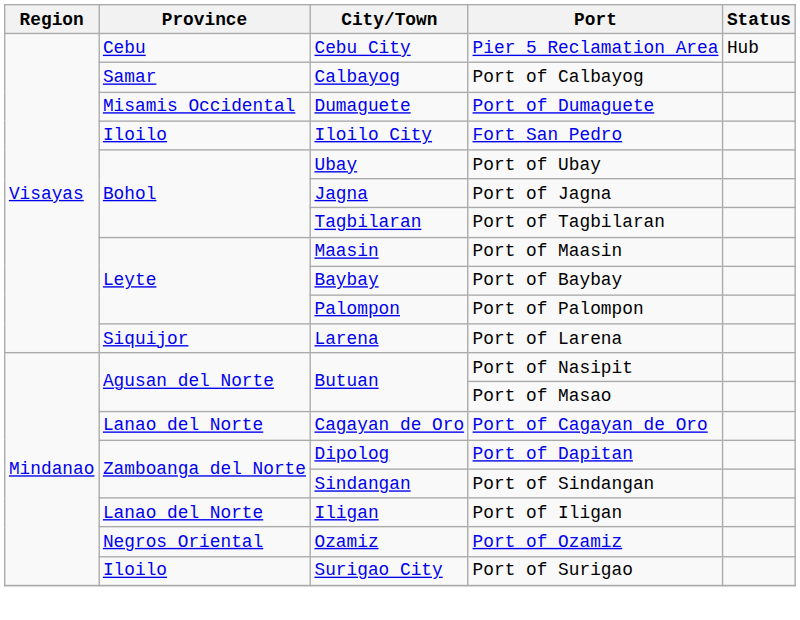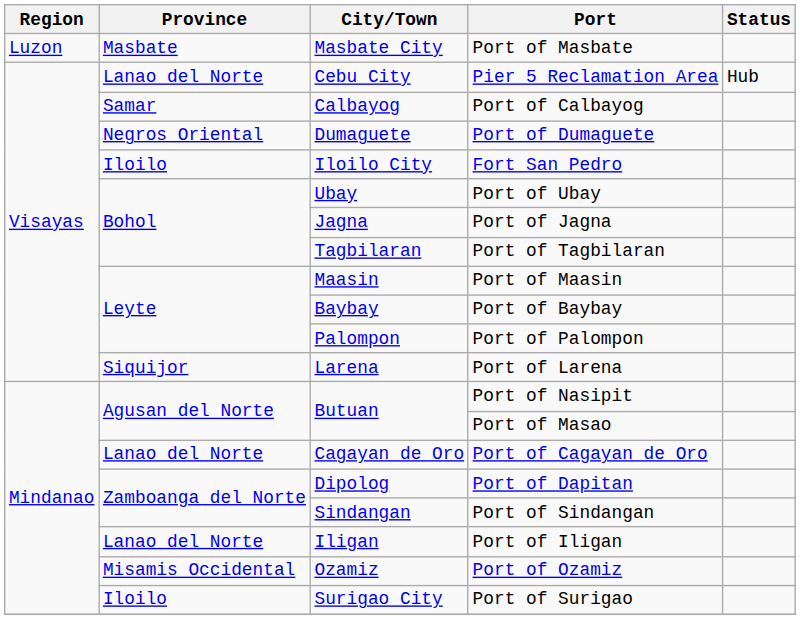+ row: (553, 48)
(124, 48) Cebu -> (183, 77) Lanao del Norte
(199, 106) Misamis Occidental -> (183, 135) Negros Oriental
(183, 542) Negros Oriental -> (199, 571) Misamis Occidental
